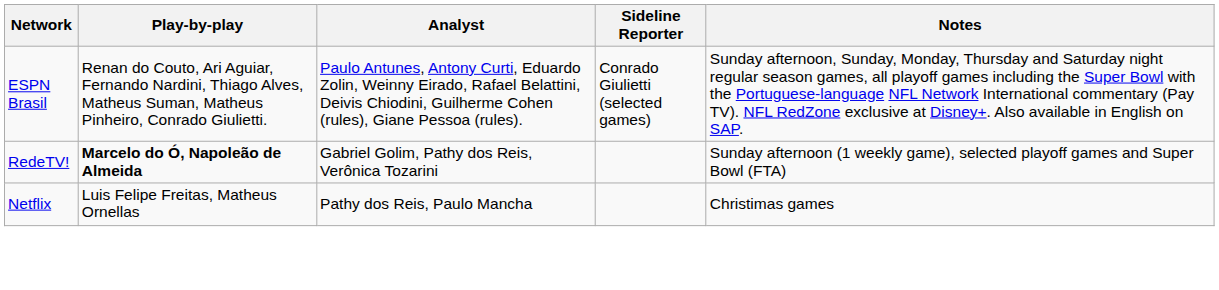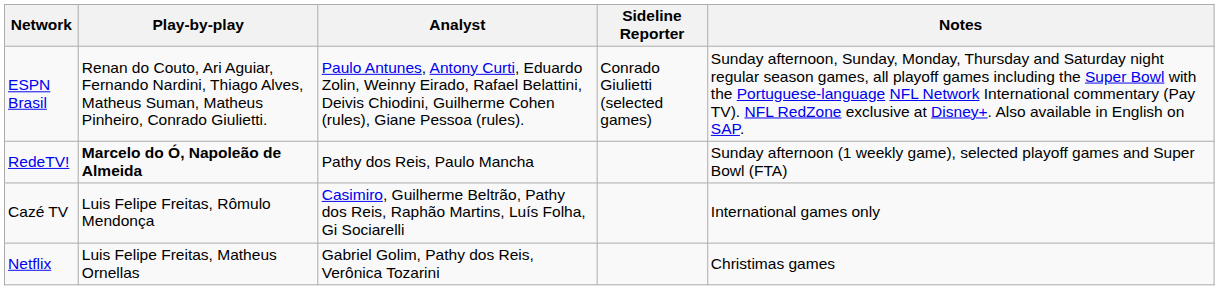(426, 162) Gabriel Golim, Pathy dos Reis, Verônica Tozarini -> (428, 162) Pathy dos Reis, Paulo Mancha
+ row: (38, 212)
(426, 204) Pathy dos Reis, Paulo Mancha -> (428, 263) Gabriel Golim, Pathy dos Reis, Verônica Tozarini
